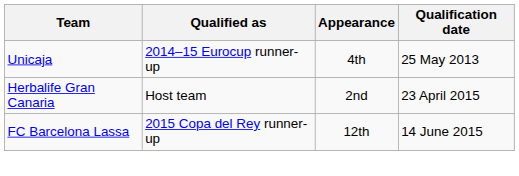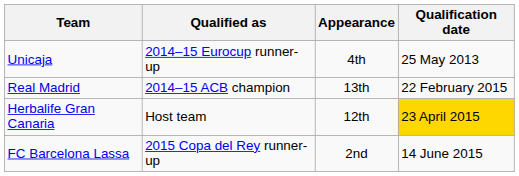+ row: (44, 88)
(356, 95) 2nd -> (356, 116) 12th
(440, 95) no background -> (440, 116) gold background
(356, 132) 12th -> (356, 153) 2nd
